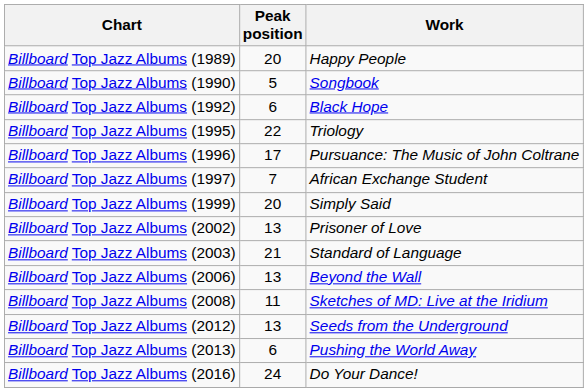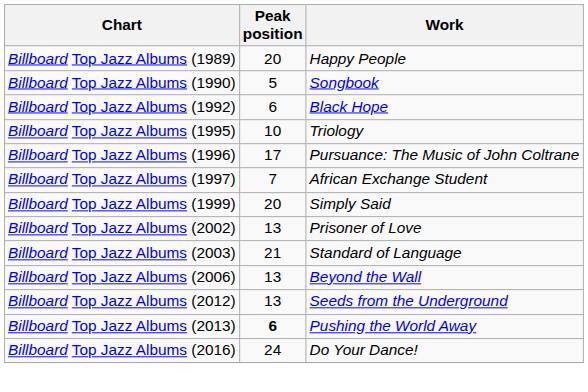(273, 131) 22 -> (273, 131) 10
- row: (122, 301)
(273, 350) normal -> (273, 326) bold
